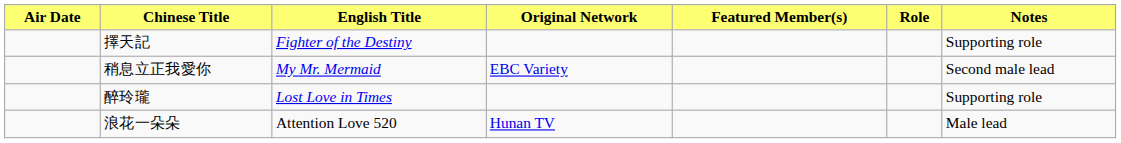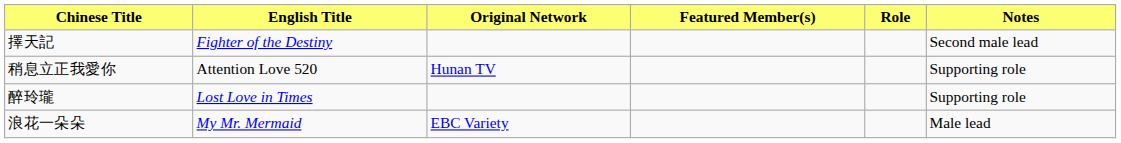- column: (52, 16)
(994, 42) Supporting role -> (984, 42) Second male lead
(328, 69) My Mr. Mermaid -> (257, 69) Attention Love 520
(529, 69) EBC Variety -> (463, 69) Hunan TV
(1000, 69) Second male lead -> (978, 69) Supporting role
(336, 124) Attention Love 520 -> (249, 124) My Mr. Mermaid
(522, 124) Hunan TV -> (470, 124) EBC Variety
